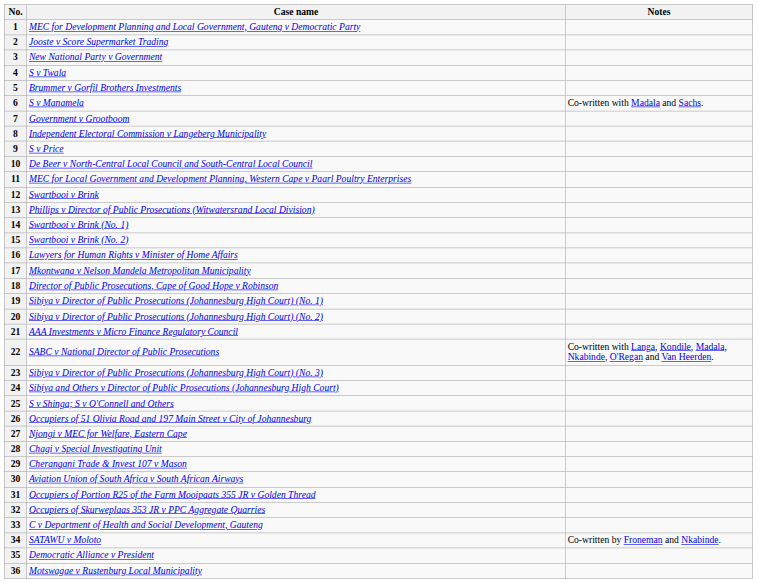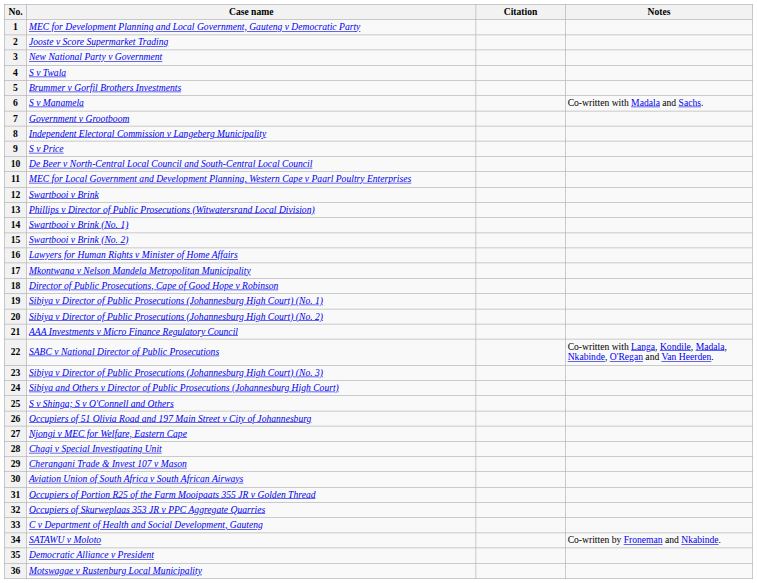+ column: (521, 12)
